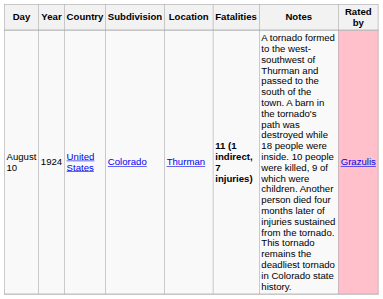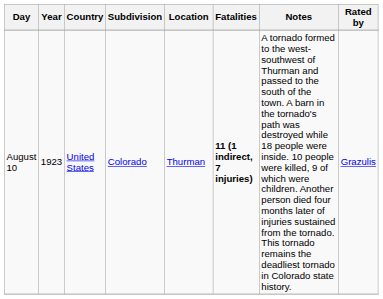(52, 162) 1924 -> (52, 162) 1923
(358, 162) pink background -> (358, 162) no background
